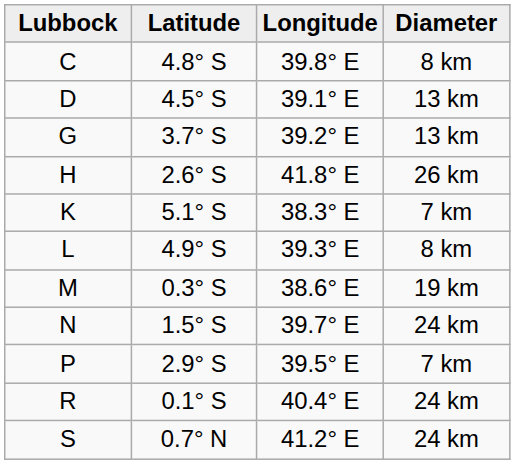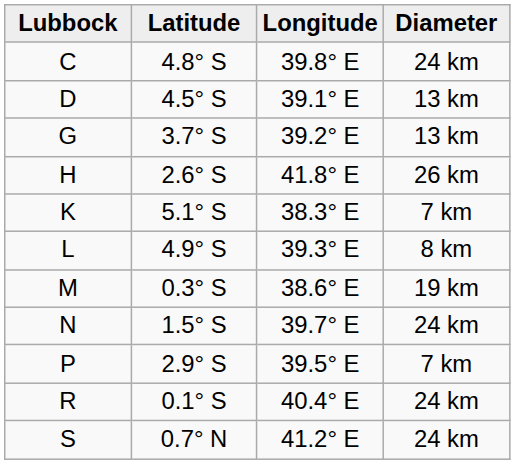(446, 61) 8 km -> (446, 61) 24 km
